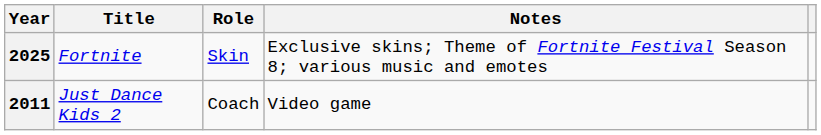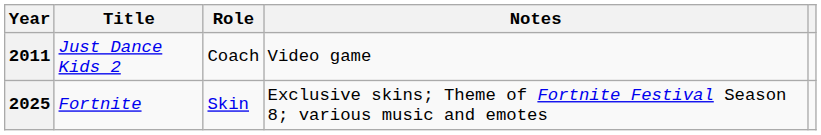rows swapped: (30, 105) <-> (30, 57)
